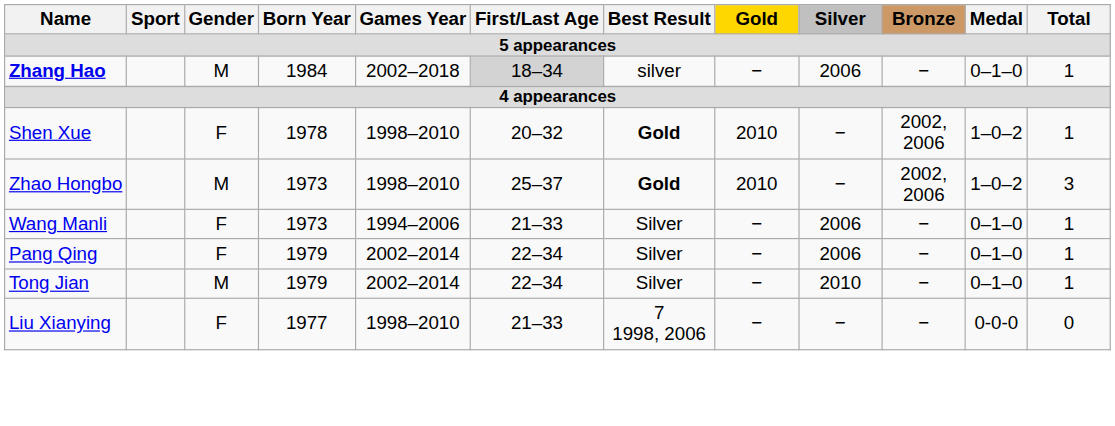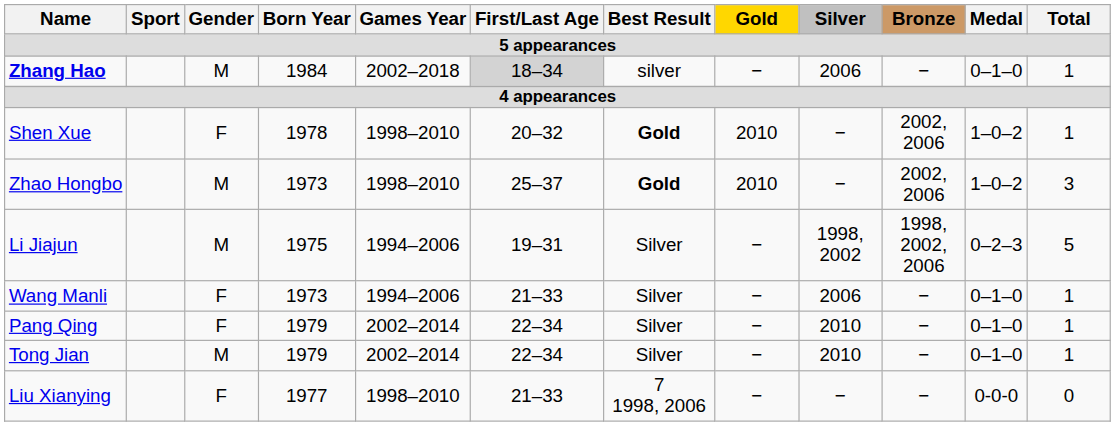+ row: (43, 245)
(840, 253) 2006 -> (840, 325) 2010
